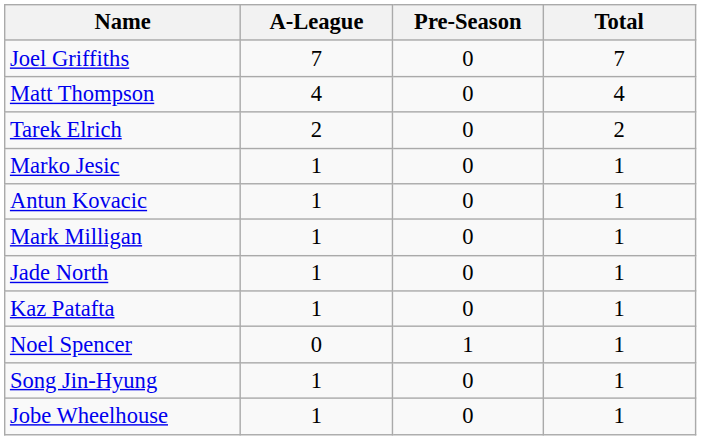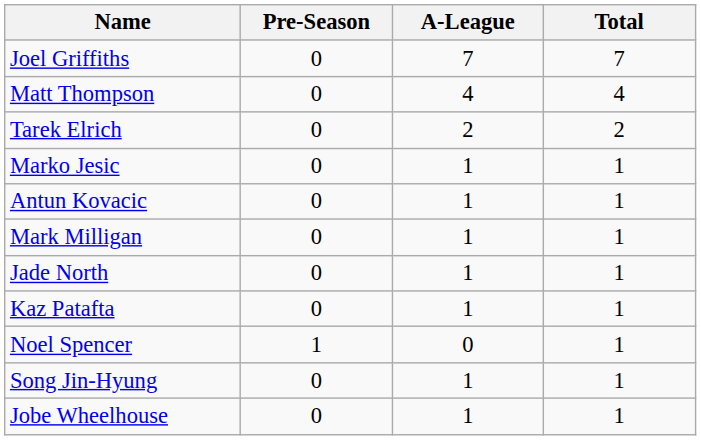columns swapped: (468, 22) <-> (316, 22)
